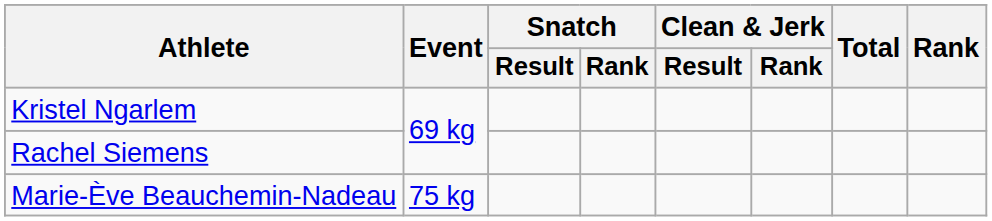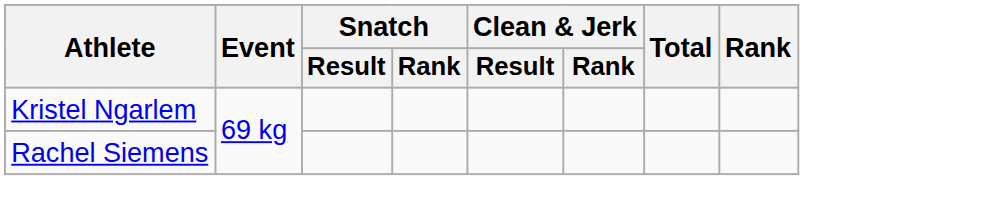- row: (204, 195)
